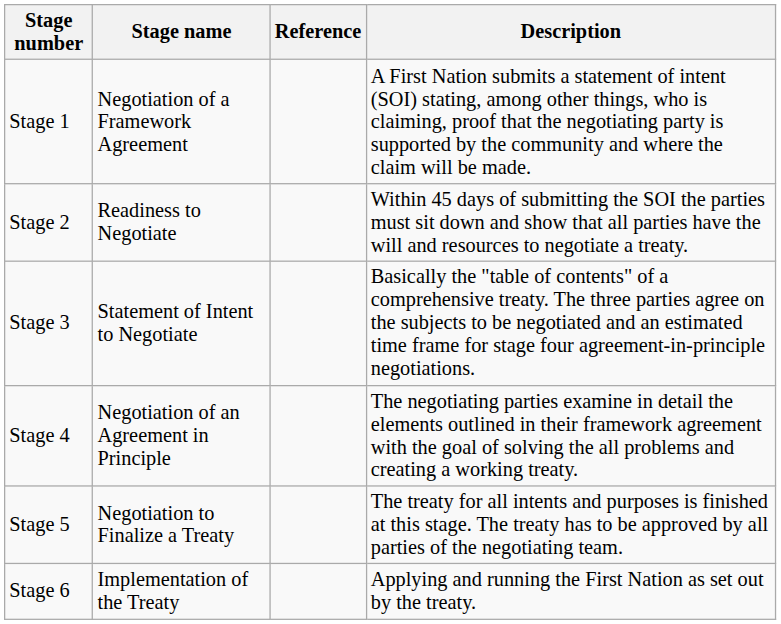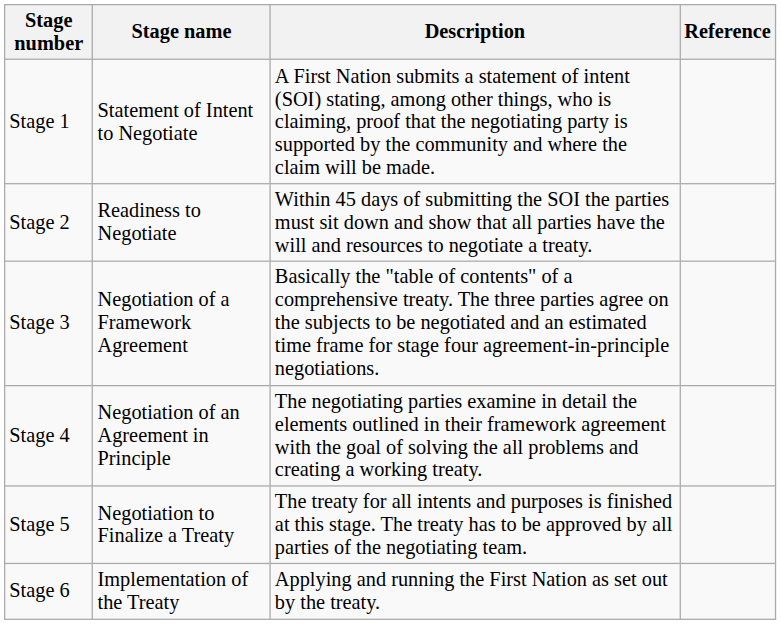columns swapped: (571, 32) <-> (318, 32)
(164, 121) Negotiation of a Framework Agreement -> (175, 121) Statement of Intent to Negotiate
(175, 323) Statement of Intent to Negotiate -> (164, 323) Negotiation of a Framework Agreement
